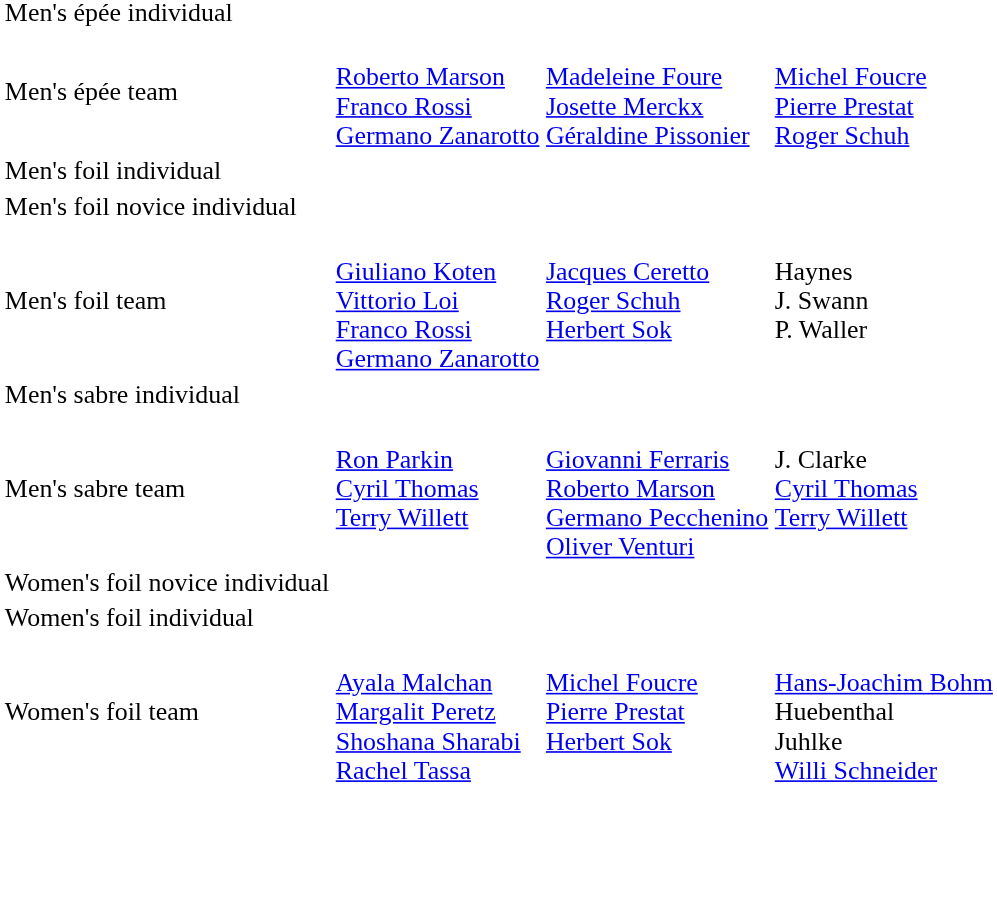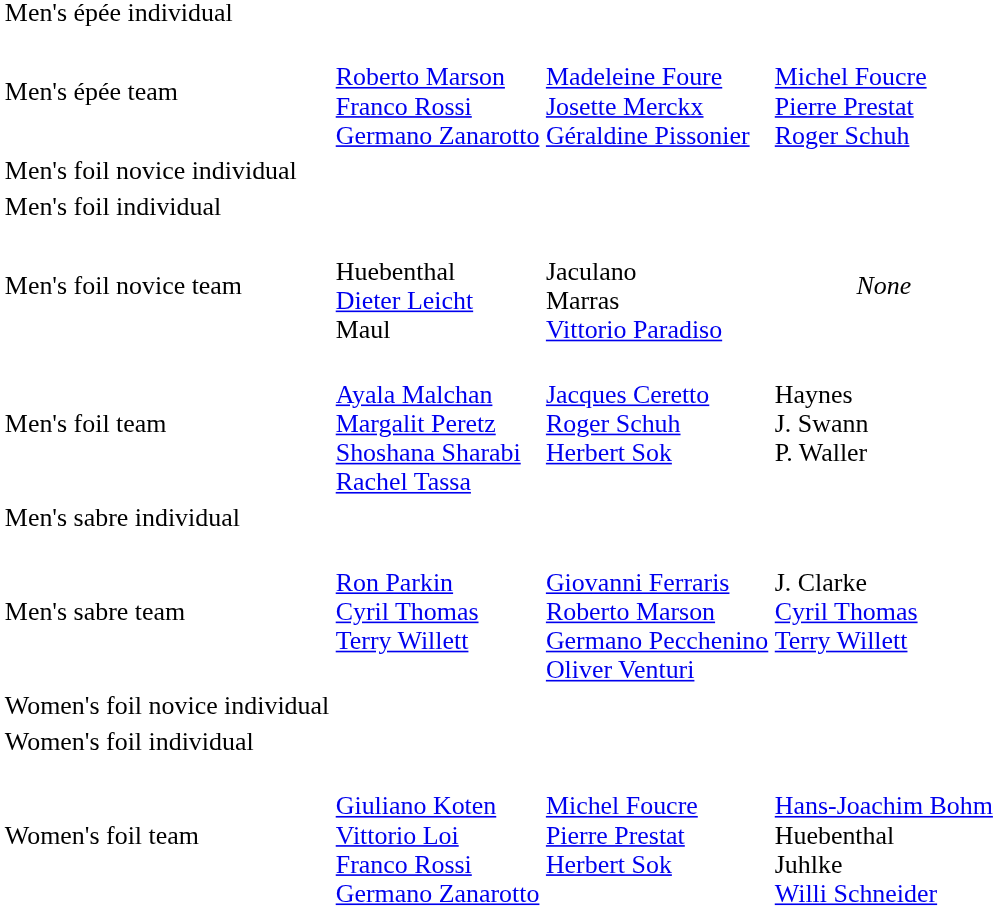rows swapped: (151, 206) <-> (113, 170)
+ row: (123, 285)
(438, 315) Giuliano Koten Vittorio Loi Franco Rossi Germano Zanarotto -> (428, 438) Ayala Malchan Margalit Peretz Shoshana Sharabi Rachel Tassa
(428, 726) Ayala Malchan Margalit Peretz Shoshana Sharabi Rachel Tassa -> (438, 849) Giuliano Koten Vittorio Loi Franco Rossi Germano Zanarotto
